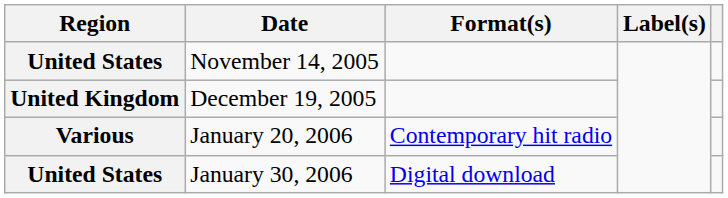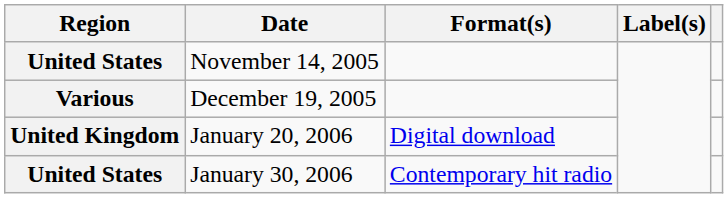(95, 98) United Kingdom -> (95, 98) Various
(95, 135) Various -> (95, 135) United Kingdom
(501, 135) Contemporary hit radio -> (472, 135) Digital download
(472, 173) Digital download -> (501, 173) Contemporary hit radio
